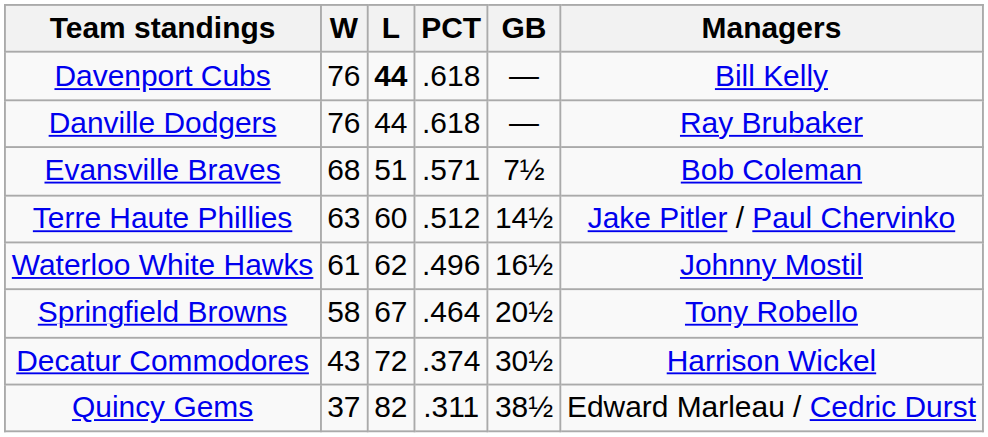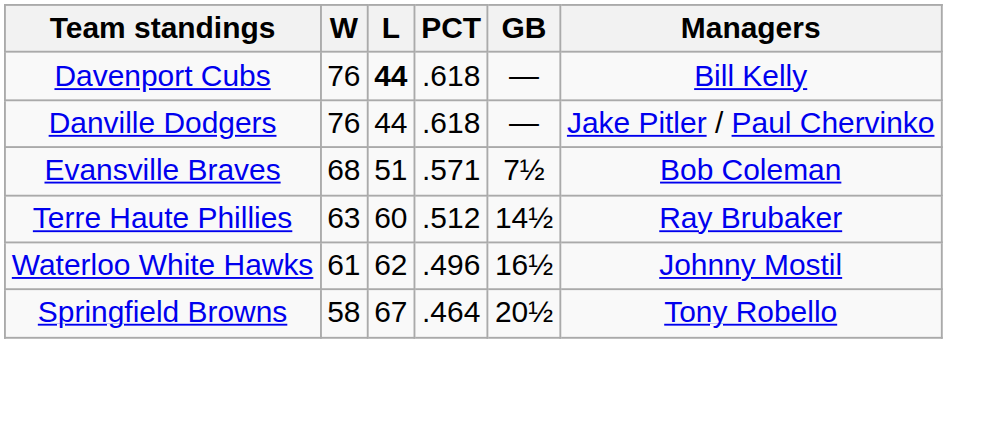(771, 123) Ray Brubaker -> (751, 123) Jake Pitler / Paul Chervinko
(771, 218) Jake Pitler / Paul Chervinko -> (751, 218) Ray Brubaker
- row: (163, 360)
- row: (163, 407)
